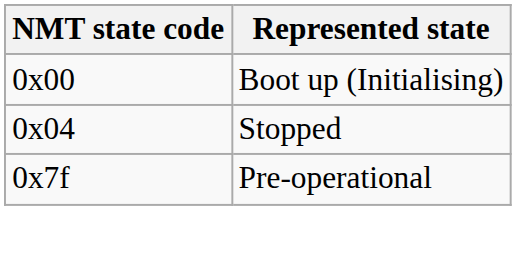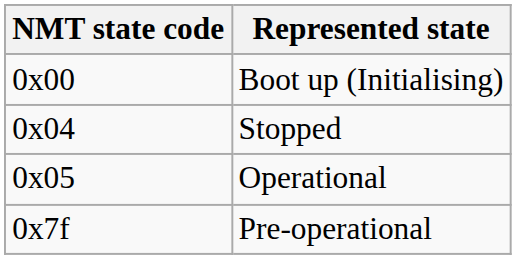+ row: (313, 178)
